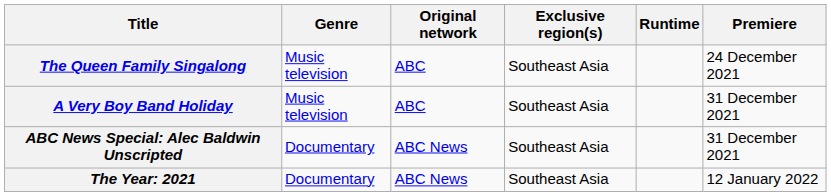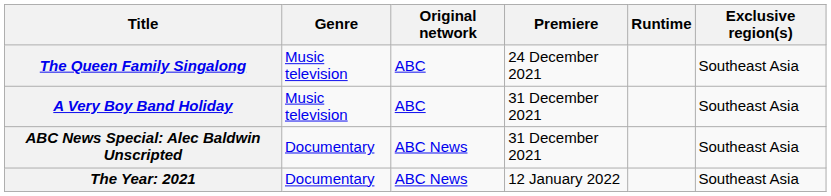columns swapped: (765, 24) <-> (570, 24)
